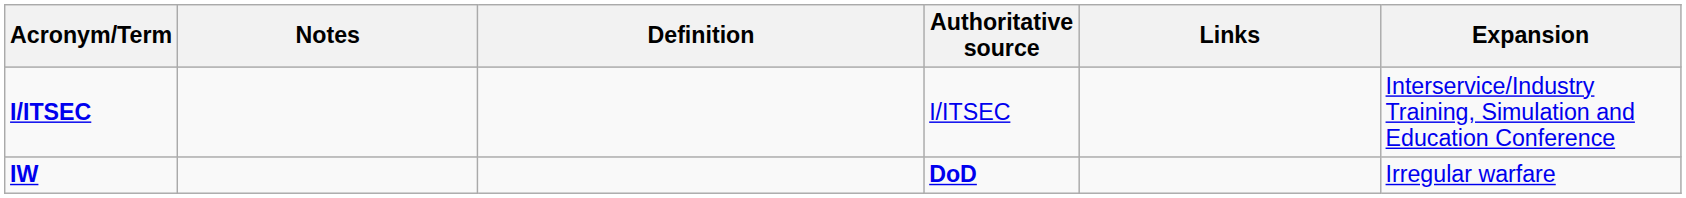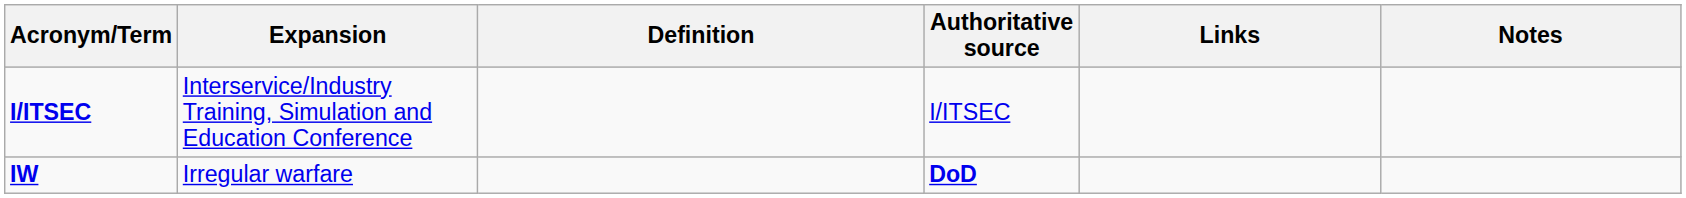columns swapped: (1531, 35) <-> (328, 35)
